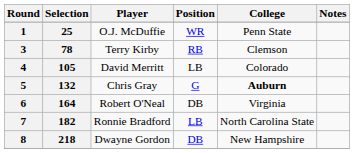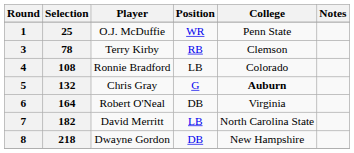(67, 67) 105 -> (67, 67) 108
(132, 67) David Merritt -> (132, 67) Ronnie Bradford
(132, 121) Ronnie Bradford -> (132, 121) David Merritt
